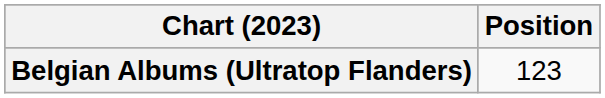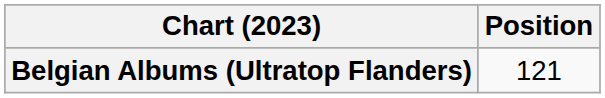(539, 69) 123 -> (539, 69) 121
